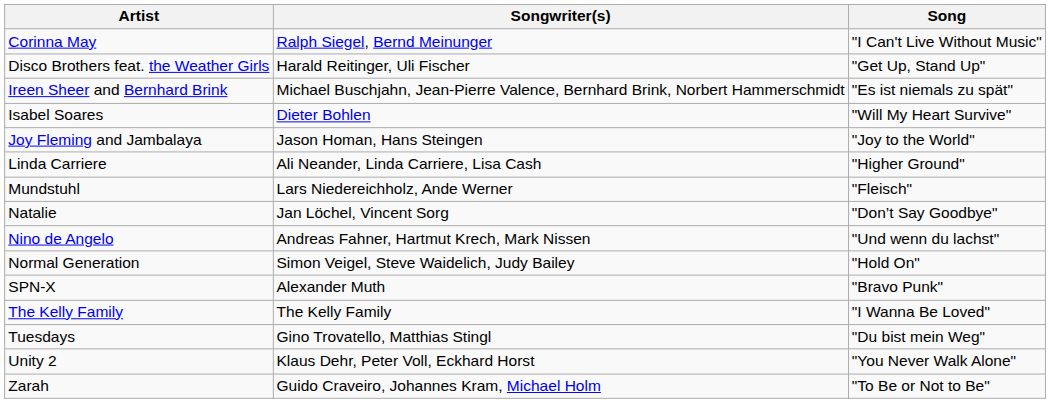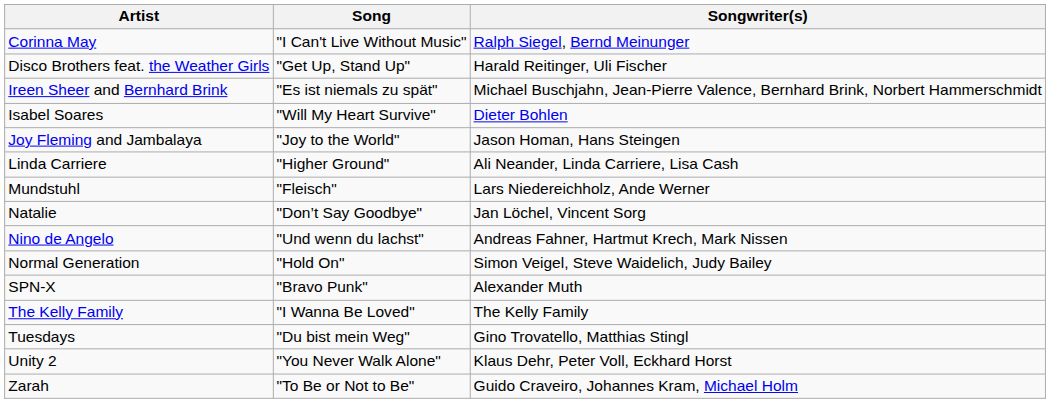columns swapped: (947, 16) <-> (561, 16)
